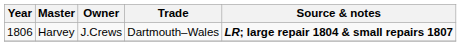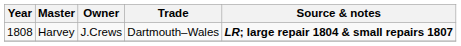(20, 31) 1806 -> (20, 31) 1808
